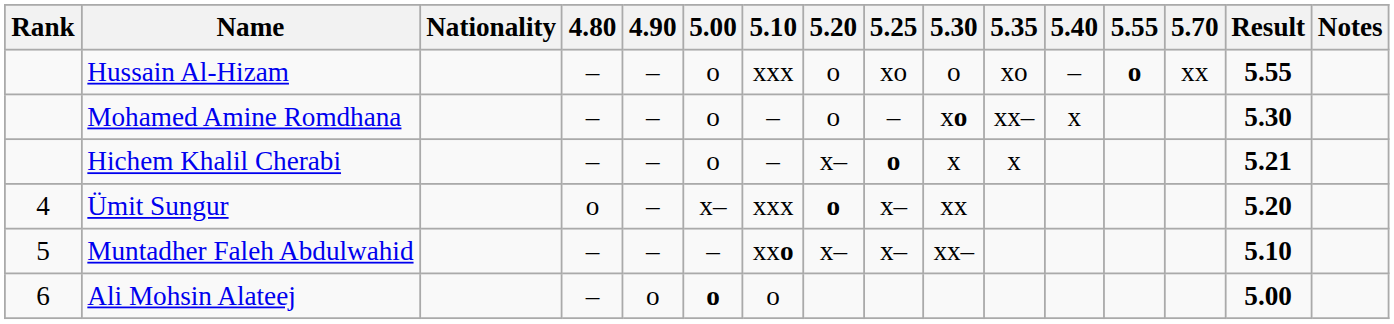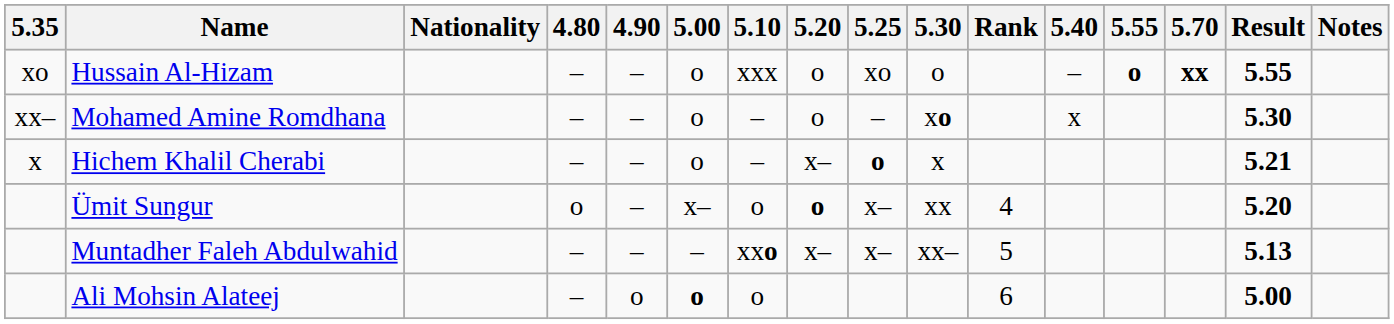columns swapped: (43, 27) <-> (1014, 27)
(1195, 71) normal -> (1195, 71) bold
(773, 206) xxx -> (757, 206) o
(1268, 251) 5.10 -> (1268, 251) 5.13
